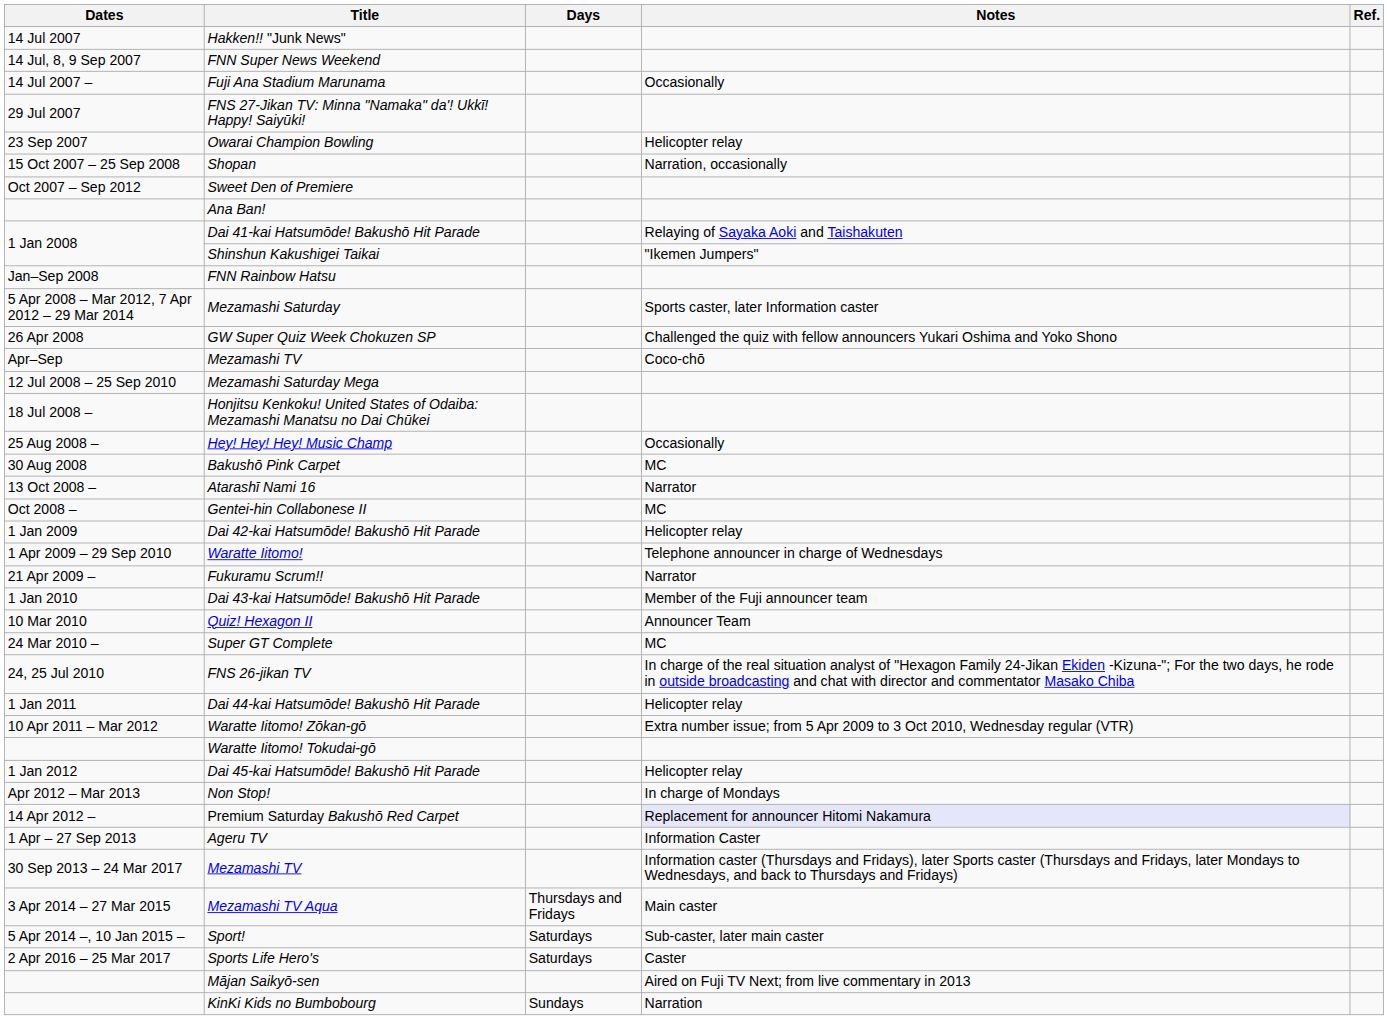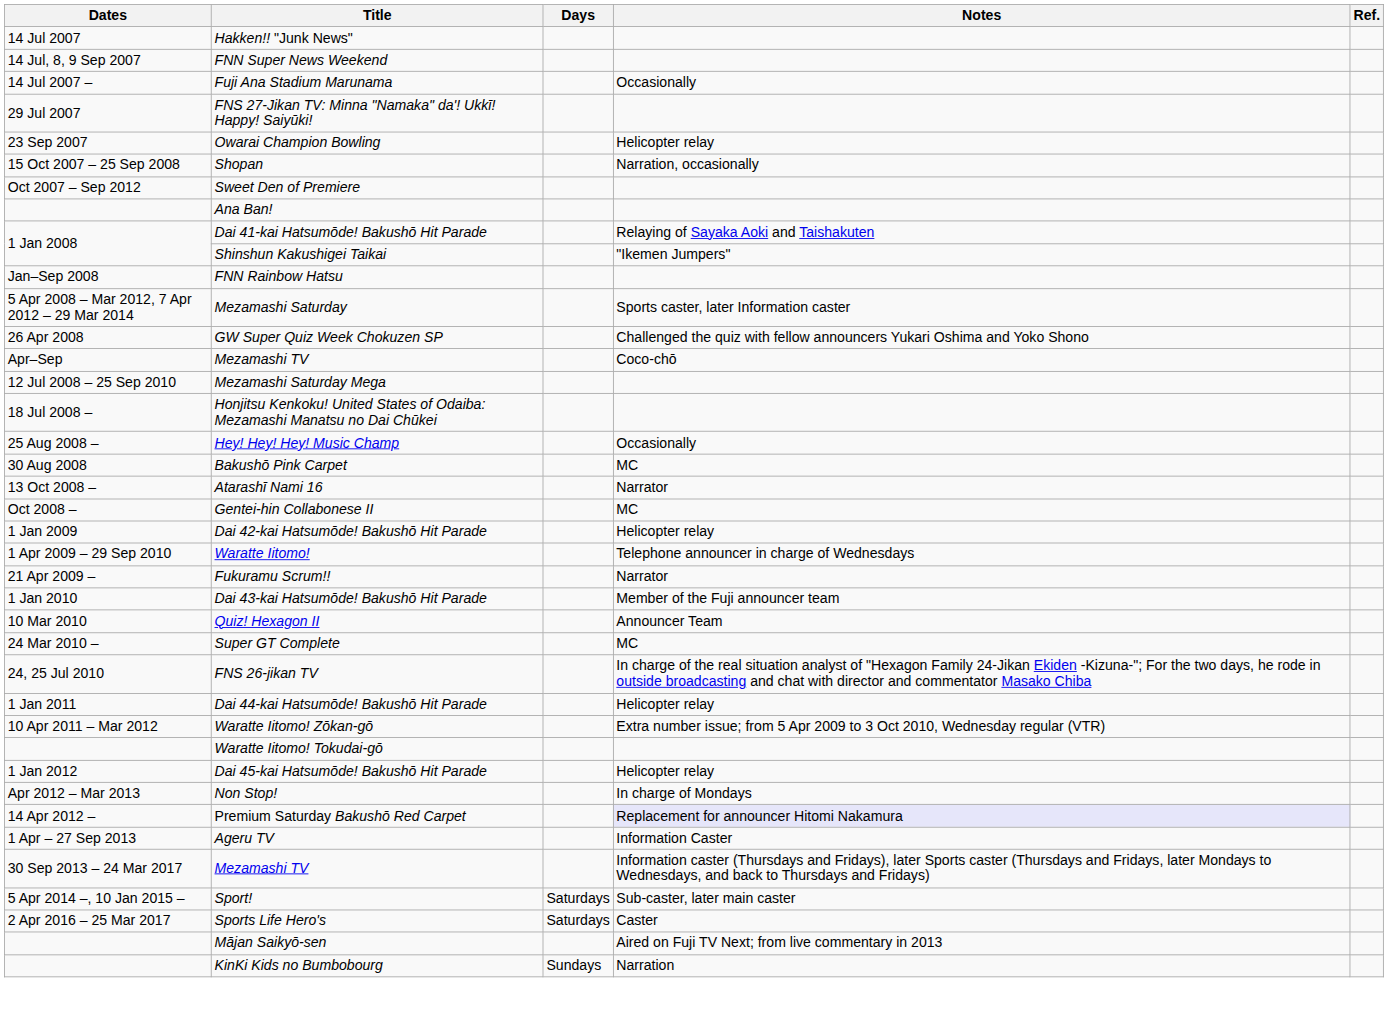- row: (89, 906)
